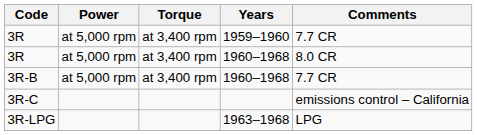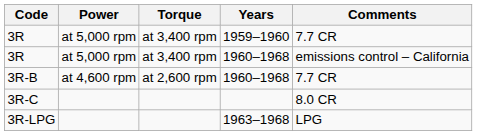(316, 57) 8.0 CR -> (382, 57) emissions control – California
(99, 78) at 5,000 rpm -> (99, 78) at 4,600 rpm
(180, 78) at 3,400 rpm -> (180, 78) at 2,600 rpm
(382, 99) emissions control – California -> (316, 99) 8.0 CR
